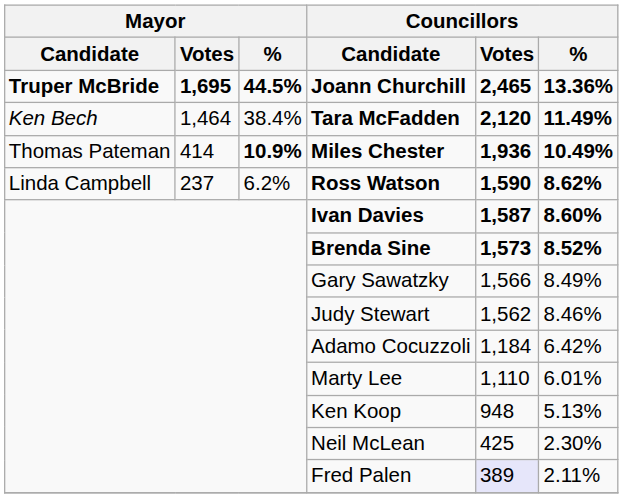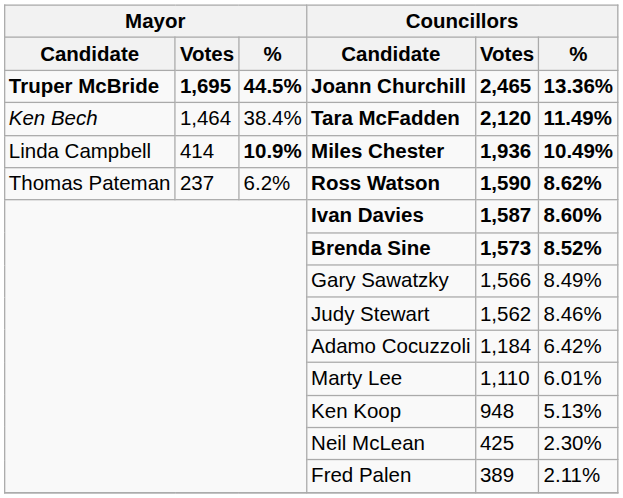(90, 151) Thomas Pateman -> (80, 151) Linda Campbell
(80, 183) Linda Campbell -> (90, 183) Thomas Pateman
(497, 475) lavender background -> (497, 475) no background
